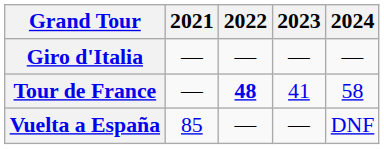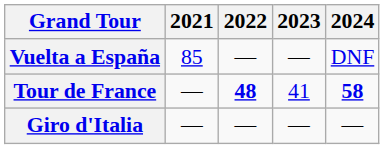rows swapped: (85, 56) <-> (85, 125)
(352, 90) normal -> (352, 90) bold
